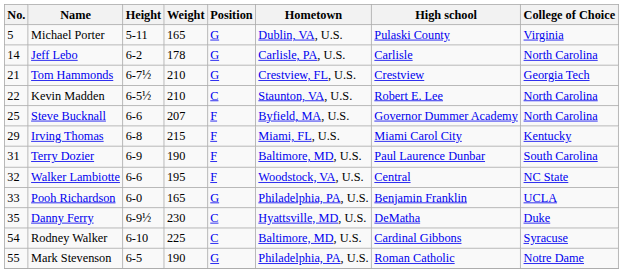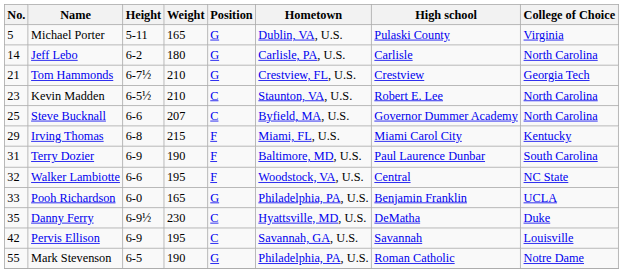(176, 55) 178 -> (176, 55) 180
(13, 96) 22 -> (13, 96) 23
(214, 116) F -> (214, 116) C
+ row: (65, 238)
- row: (69, 238)
